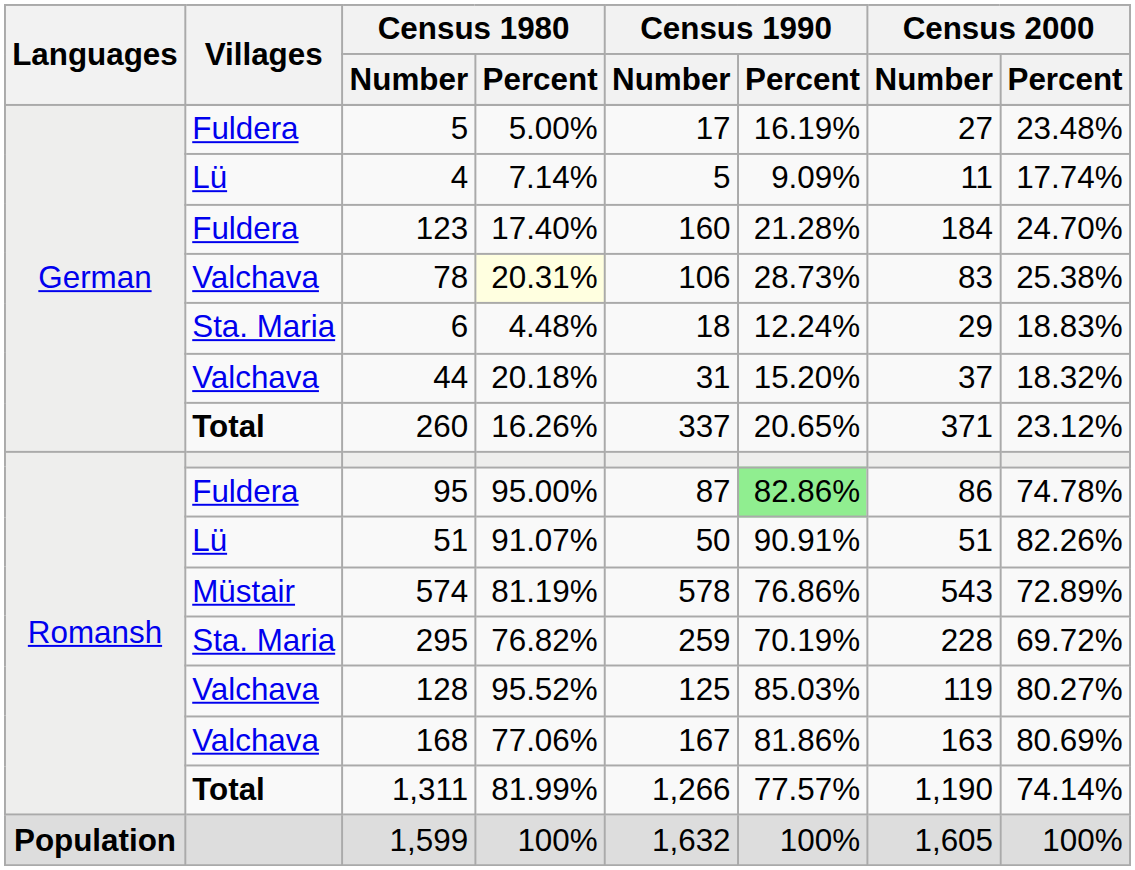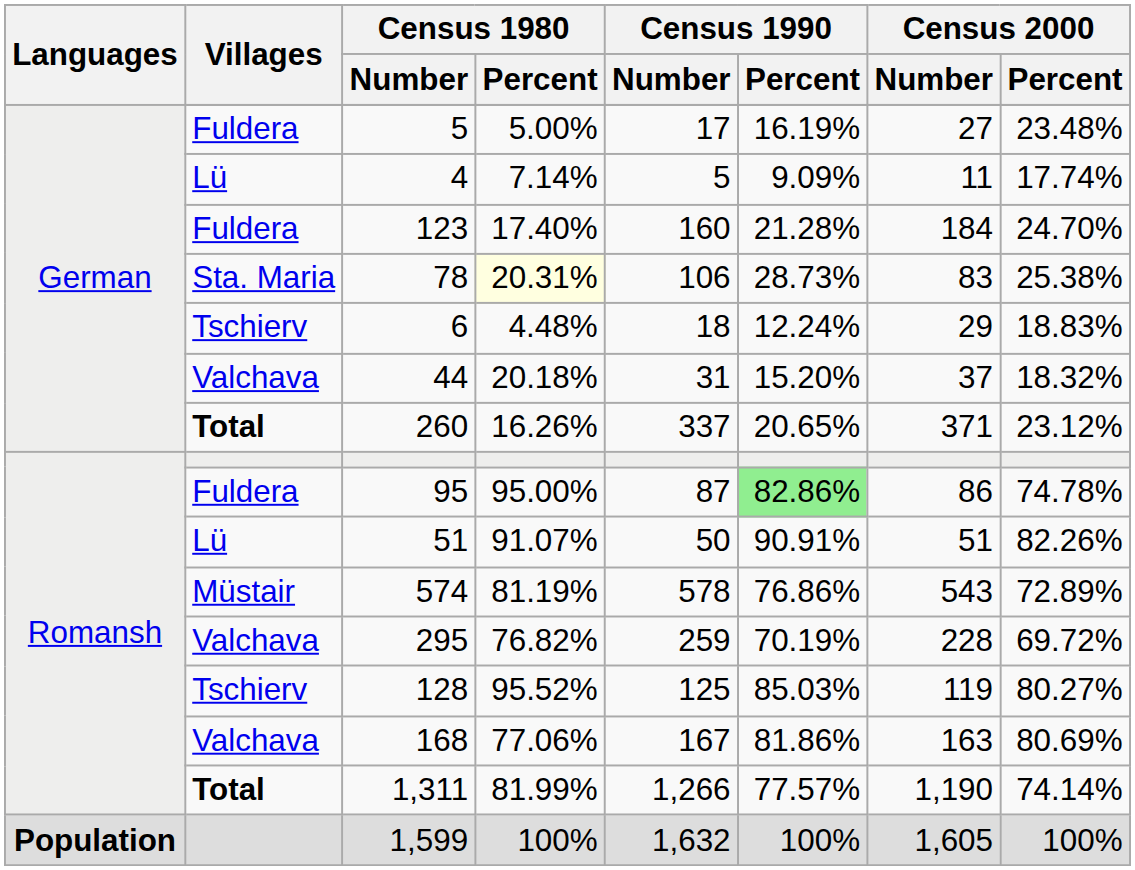(256, 278) Valchava -> (264, 278) Sta. Maria
(264, 327) Sta. Maria -> (250, 327) Tschierv
(264, 640) Sta. Maria -> (256, 640) Valchava
(256, 690) Valchava -> (250, 690) Tschierv
